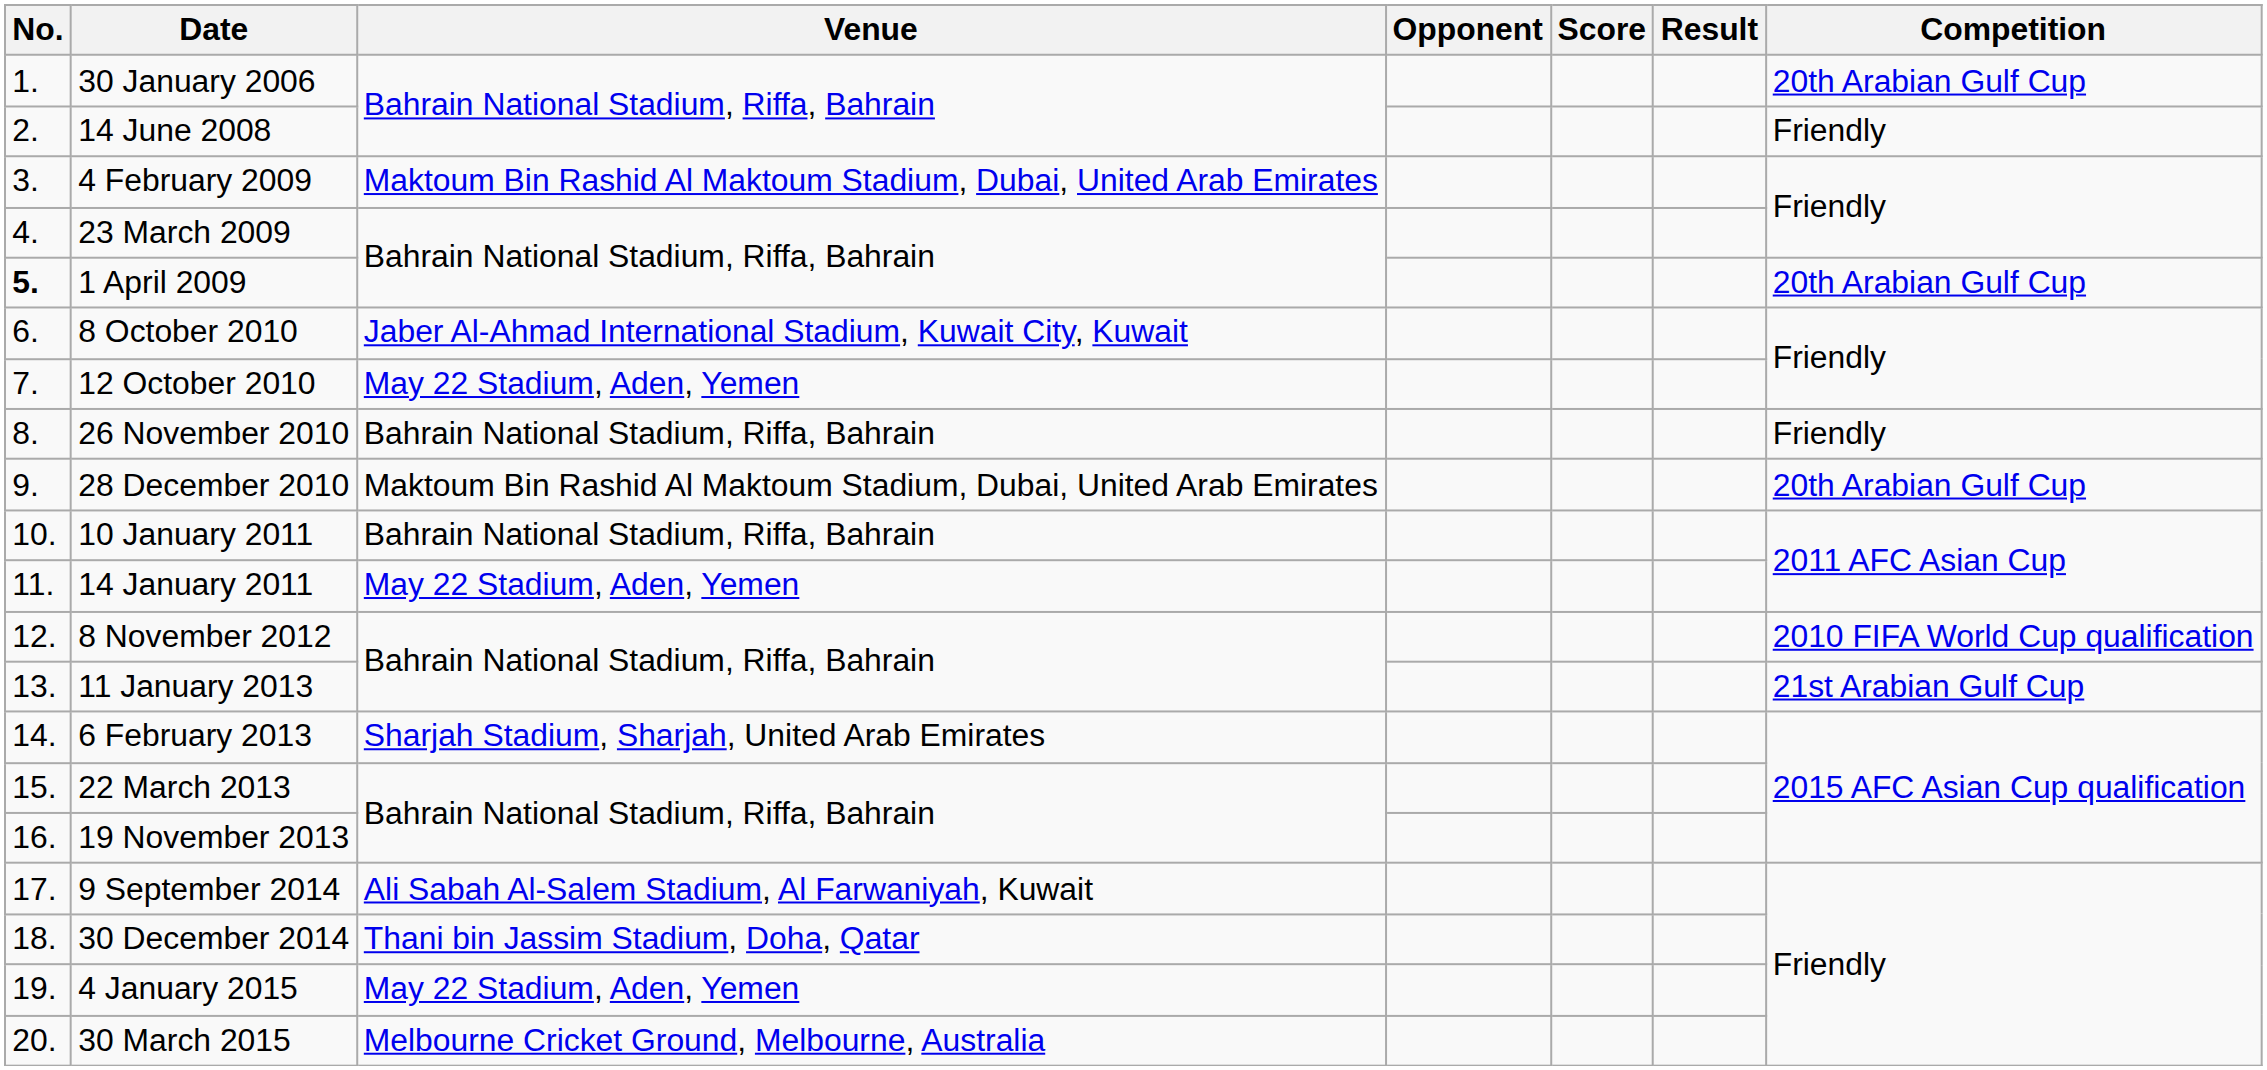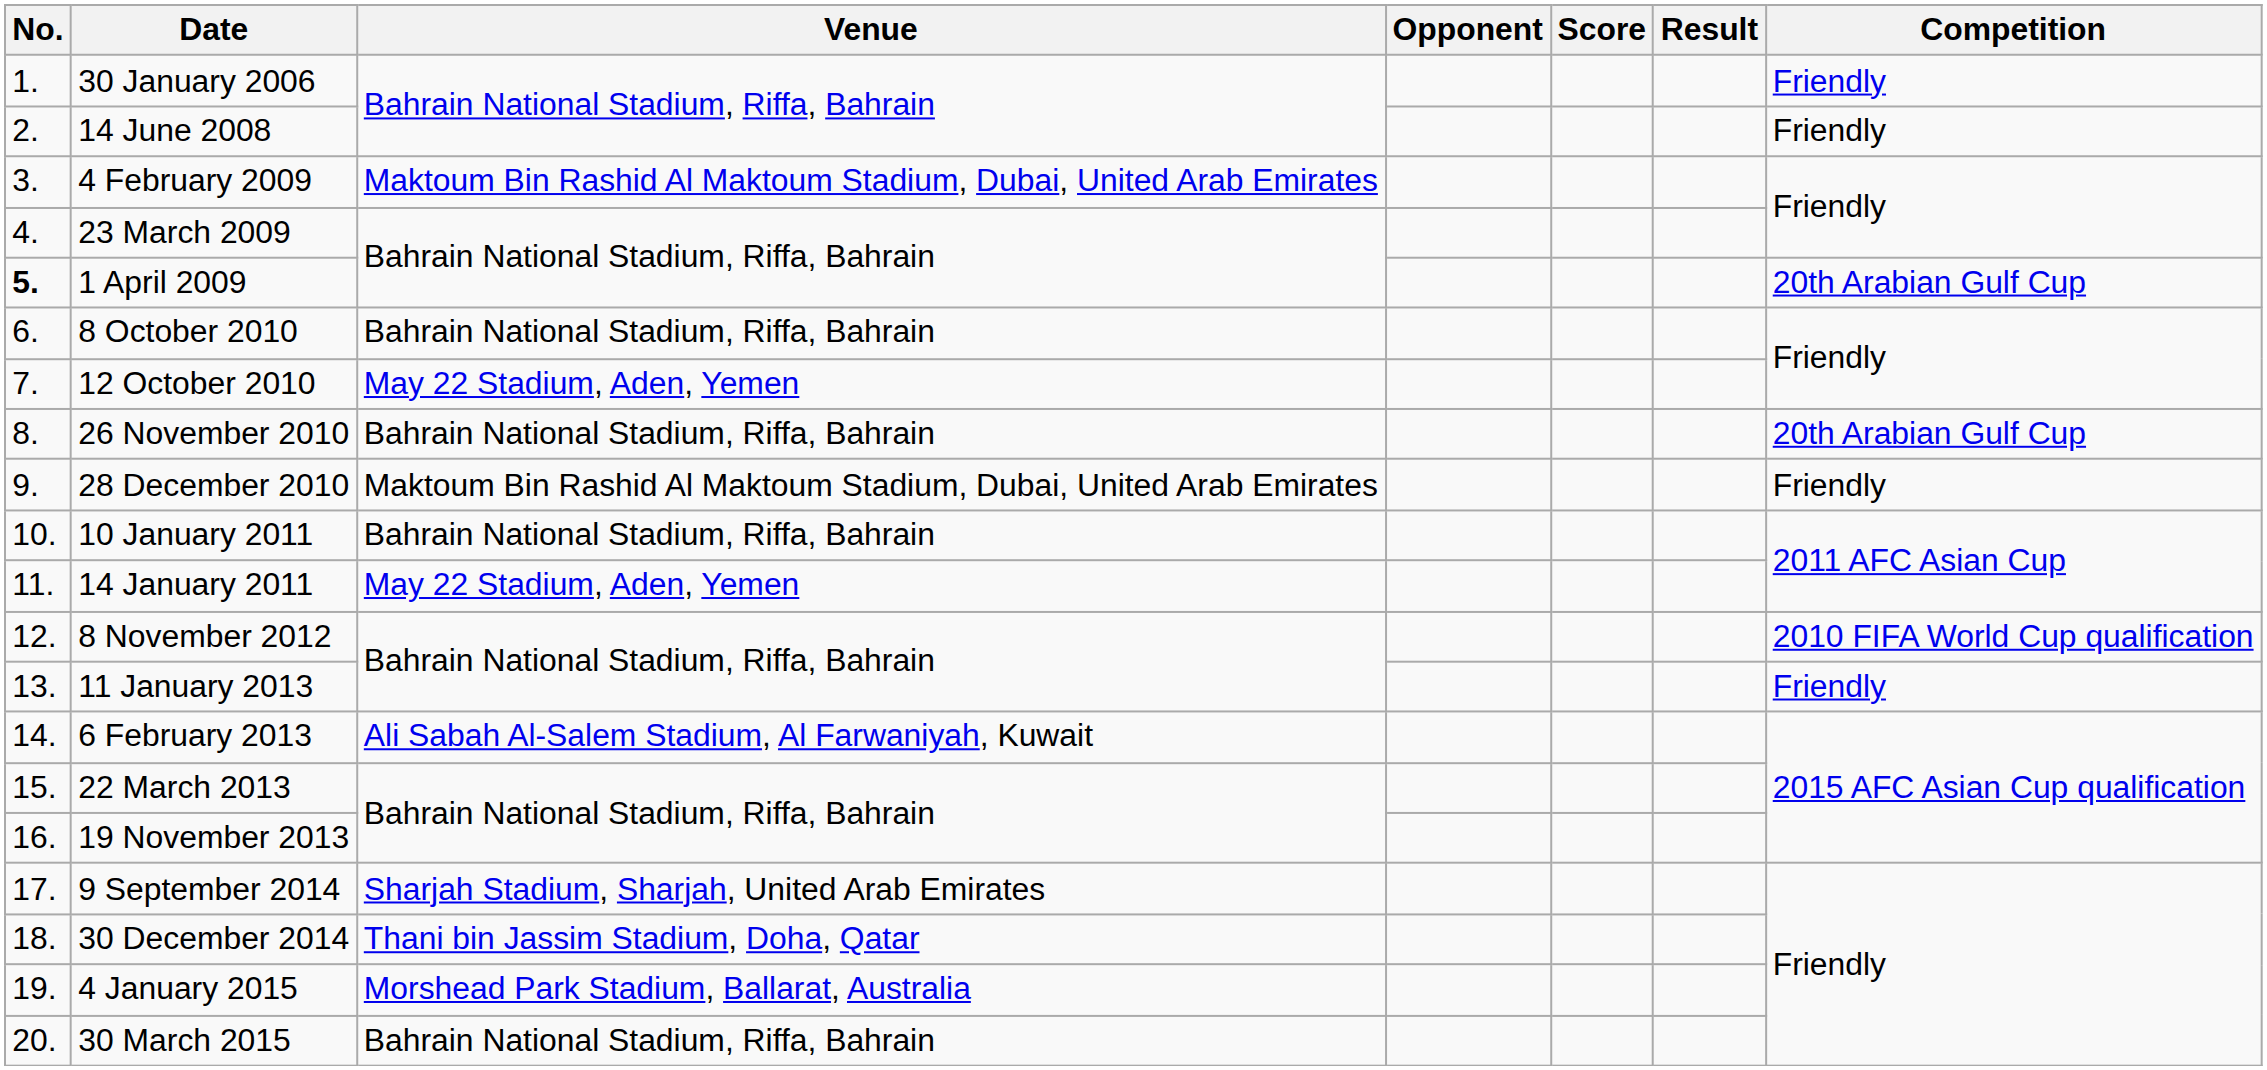(1929, 80) 20th Arabian Gulf Cup -> (1829, 80) Friendly
(776, 332) Jaber Al-Ahmad International Stadium, Kuwait City, Kuwait -> (649, 332) Bahrain National Stadium, Riffa, Bahrain
(1829, 433) Friendly -> (1929, 433) 20th Arabian Gulf Cup
(1929, 484) 20th Arabian Gulf Cup -> (1829, 484) Friendly
(1929, 686) 21st Arabian Gulf Cup -> (1829, 686) Friendly
(705, 736) Sharjah Stadium, Sharjah, United Arab Emirates -> (728, 736) Ali Sabah Al-Salem Stadium, Al Farwaniyah, Kuwait
(728, 888) Ali Sabah Al-Salem Stadium, Al Farwaniyah, Kuwait -> (705, 888) Sharjah Stadium, Sharjah, United Arab Emirates
(582, 989) May 22 Stadium, Aden, Yemen -> (667, 989) Morshead Park Stadium, Ballarat, Australia
(705, 1039) Melbourne Cricket Ground, Melbourne, Australia -> (649, 1039) Bahrain National Stadium, Riffa, Bahrain
